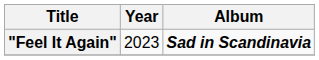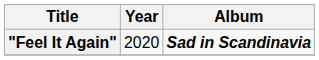(142, 42) 2023 -> (142, 42) 2020
